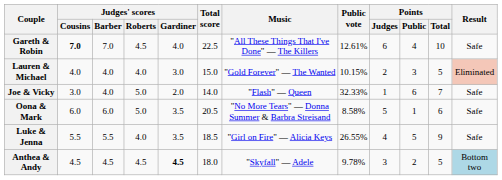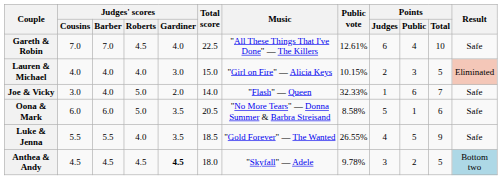(75, 46) bold -> (75, 46) normal
(280, 72) "Gold Forever" — The Wanted -> (280, 72) "Girl on Fire" — Alicia Keys
(280, 137) "Girl on Fire" — Alicia Keys -> (280, 137) "Gold Forever" — The Wanted
